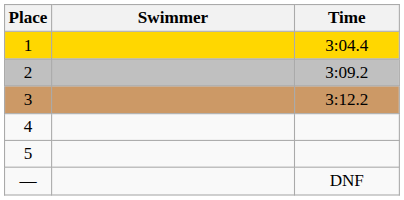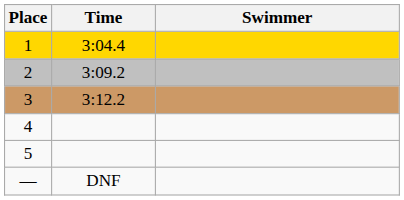columns swapped: (173, 18) <-> (347, 18)
